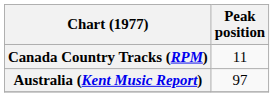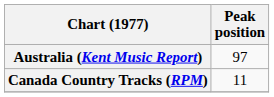rows swapped: (108, 80) <-> (108, 56)
